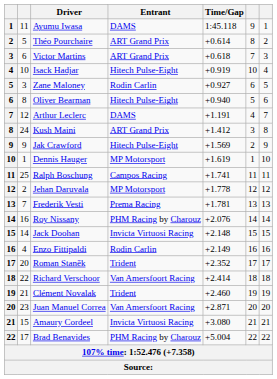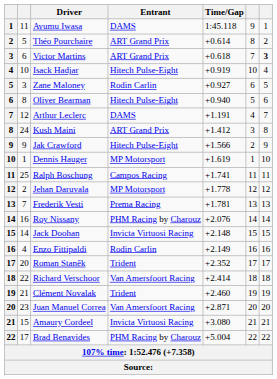(266, 55) normal -> (266, 55) bold
(218, 144) +1.569 -> (218, 144) +1.566
